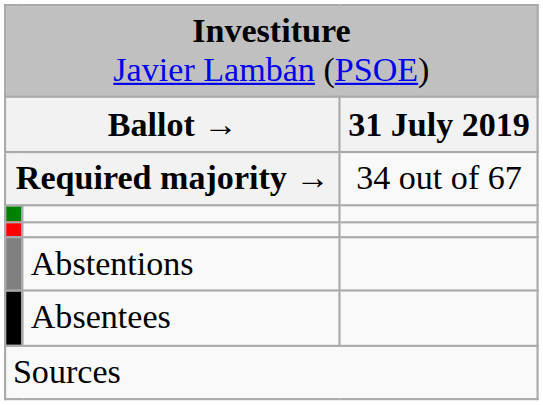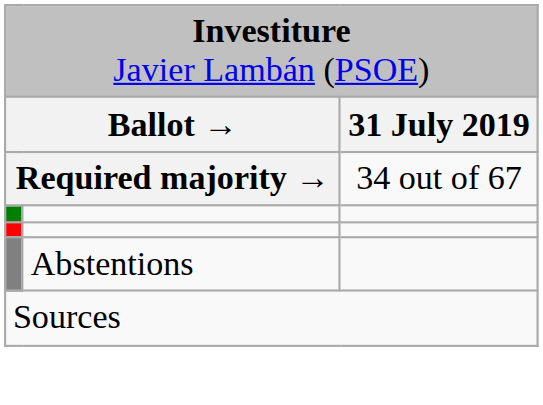- row: (14, 318)
